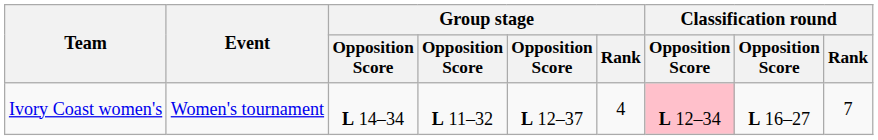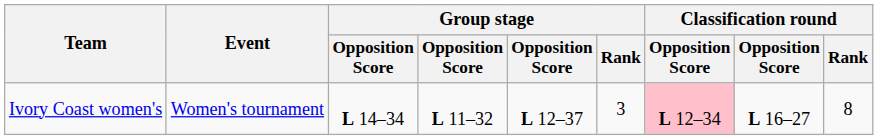(621, 108) 4 -> (621, 108) 3
(848, 108) 7 -> (848, 108) 8
